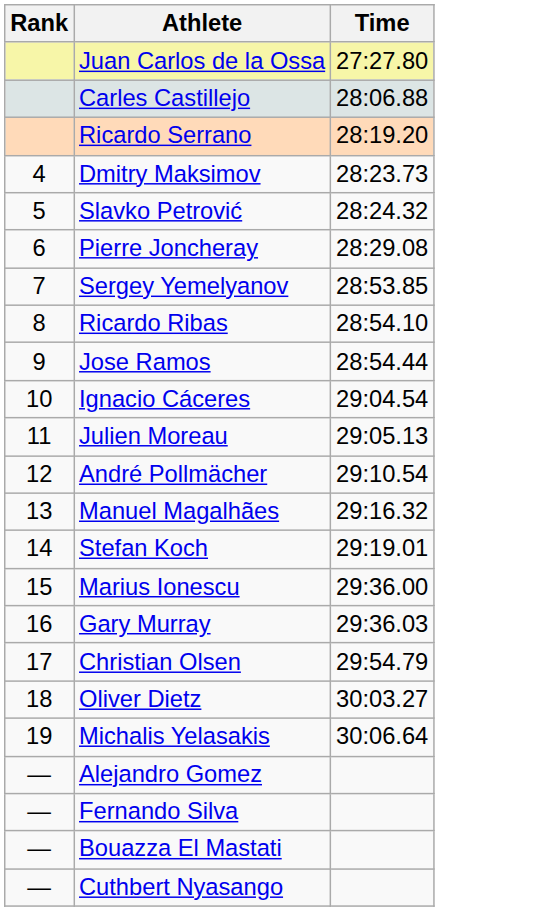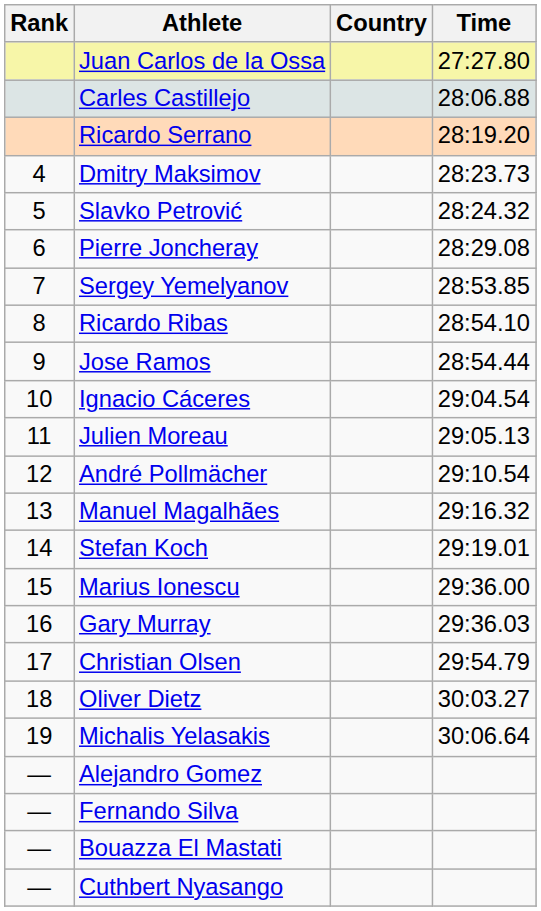+ column: (381, 23)
